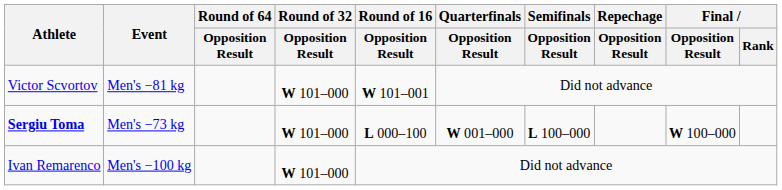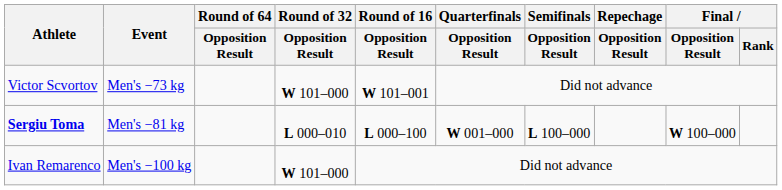(146, 85) Men's −81 kg -> (146, 85) Men's −73 kg
(146, 125) Men's −73 kg -> (146, 125) Men's −81 kg
(315, 134) W 101–000 -> (315, 134) L 000–010
